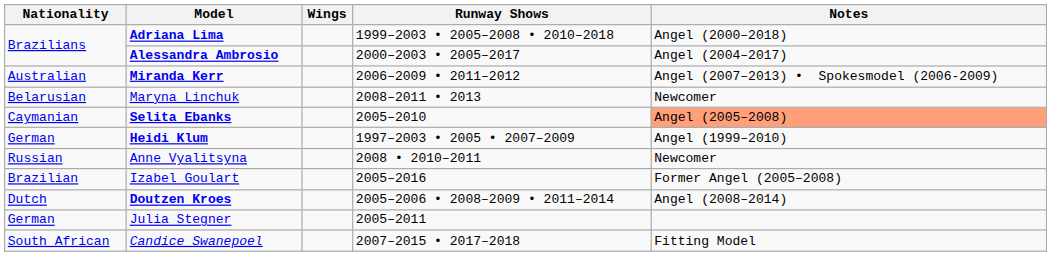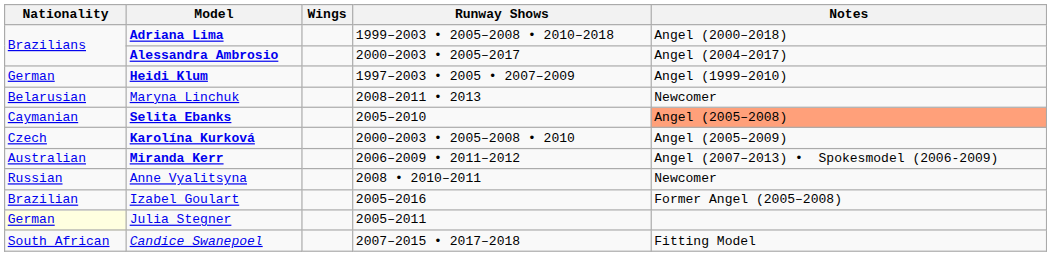rows swapped: (177, 77) <-> (169, 138)
+ row: (192, 138)
- row: (181, 200)
(31, 220) no background -> (31, 220) lightyellow background
